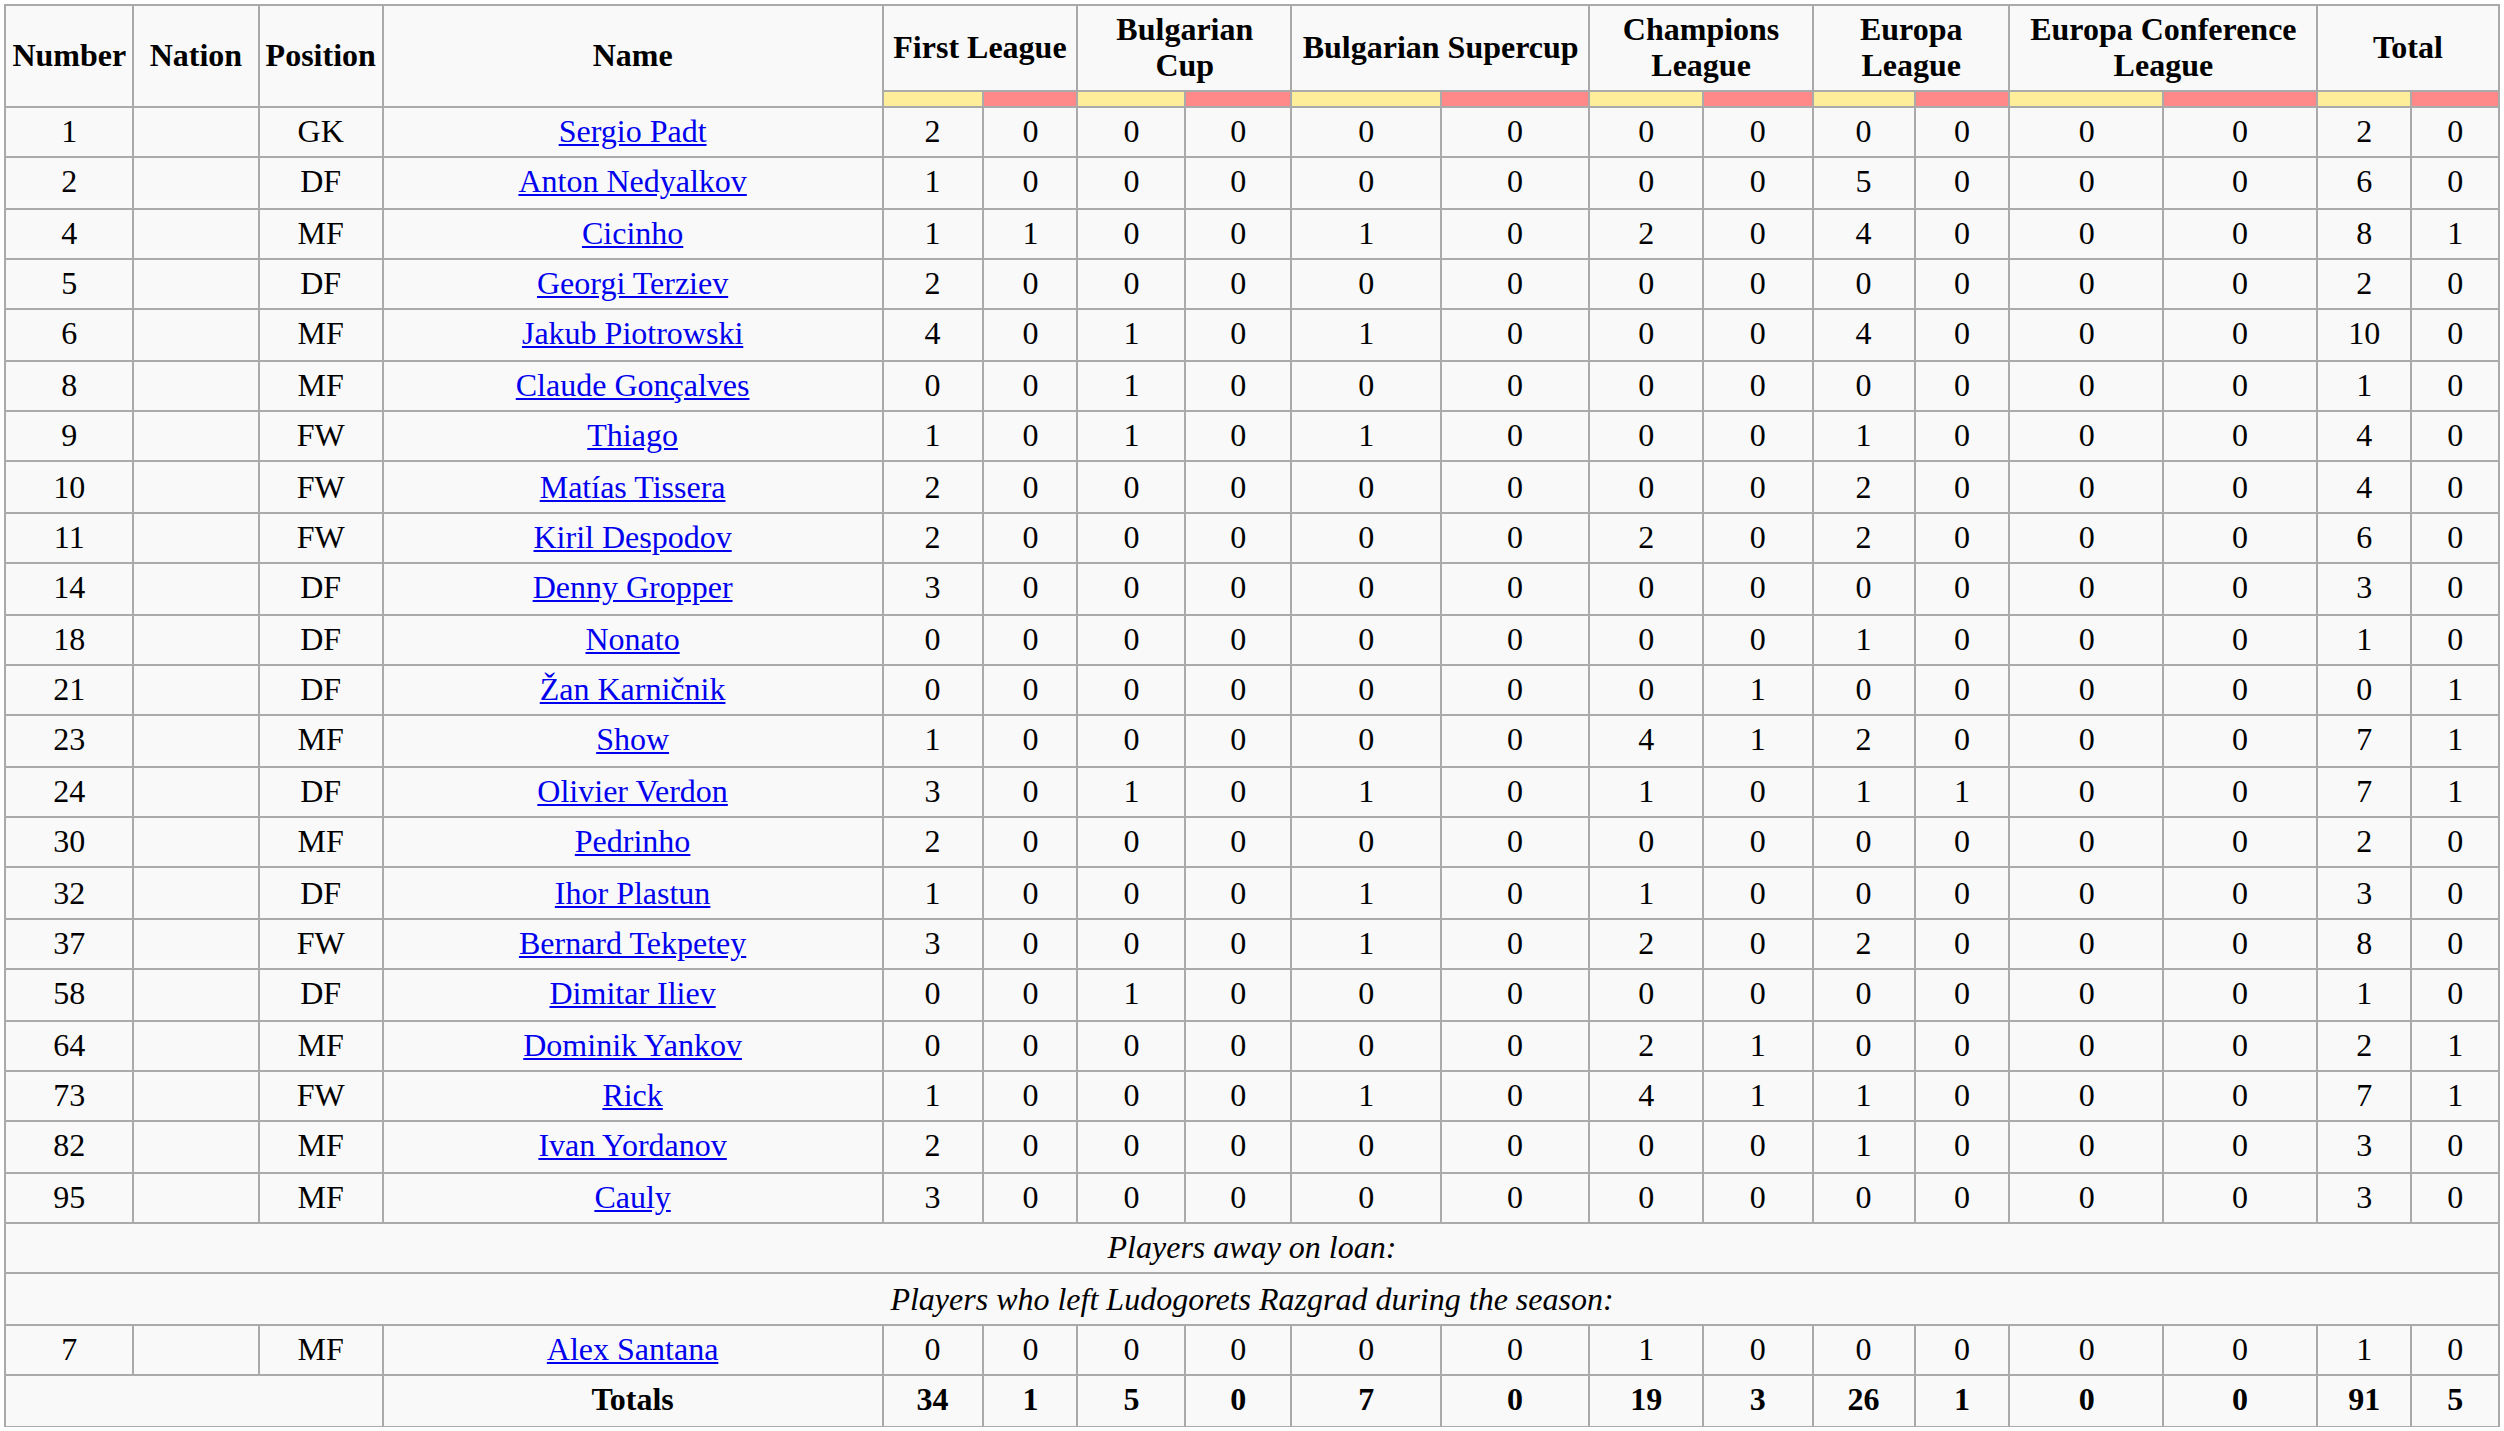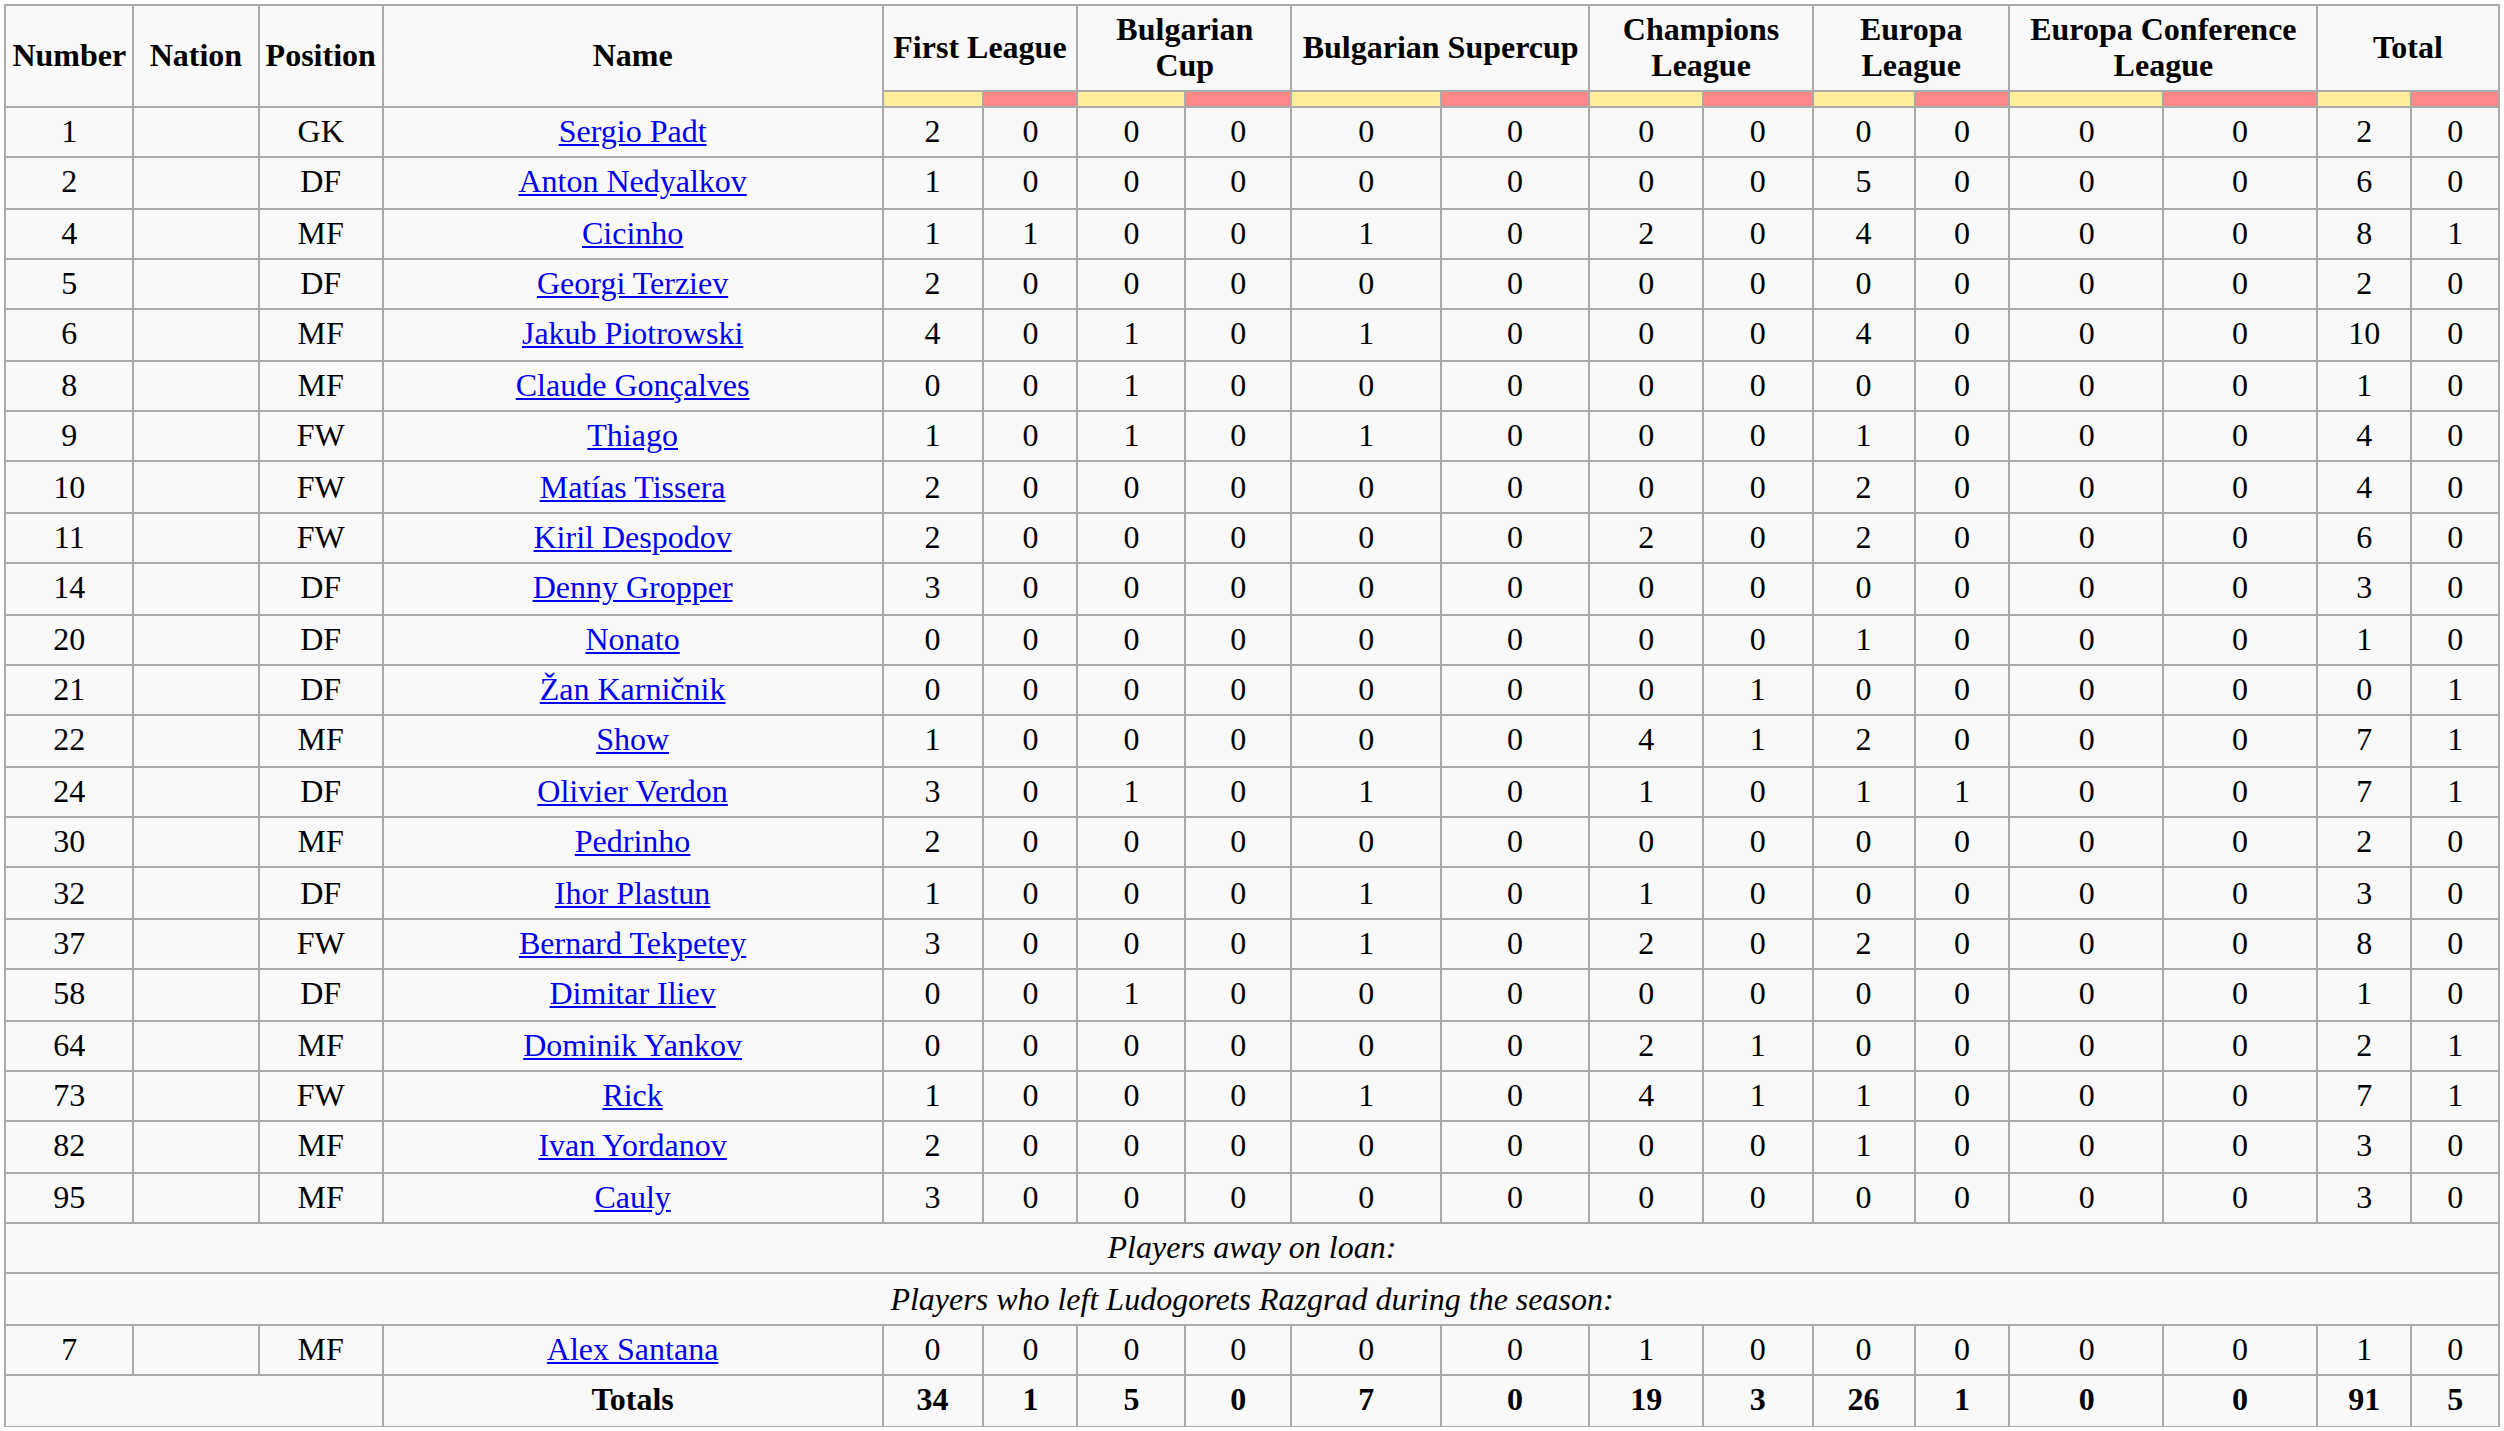(69, 638) 18 -> (69, 638) 20
(69, 740) 23 -> (69, 740) 22
